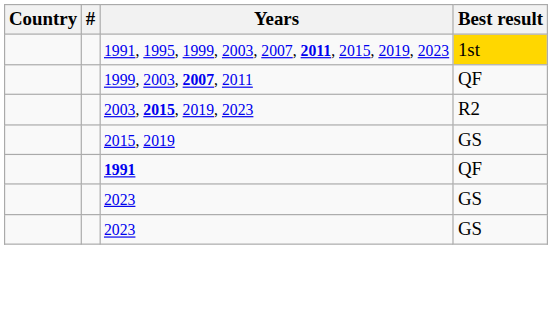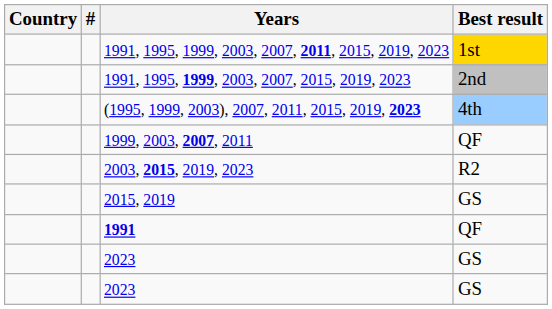+ row: (257, 80)
+ row: (262, 110)
